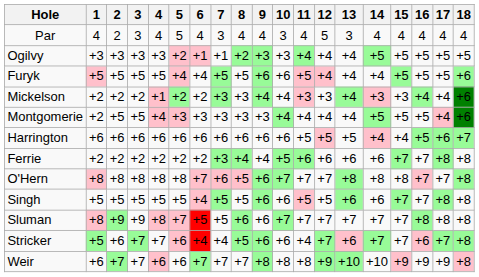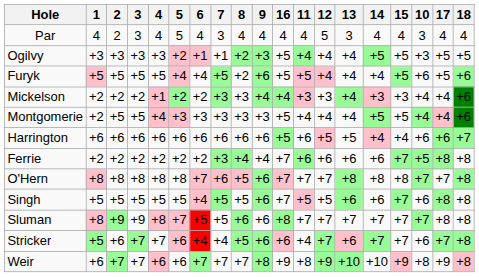columns swapped: (283, 14) <-> (422, 14)
(242, 76) +5 -> (242, 76) +2
(304, 138) +5 -> (304, 138) +6
